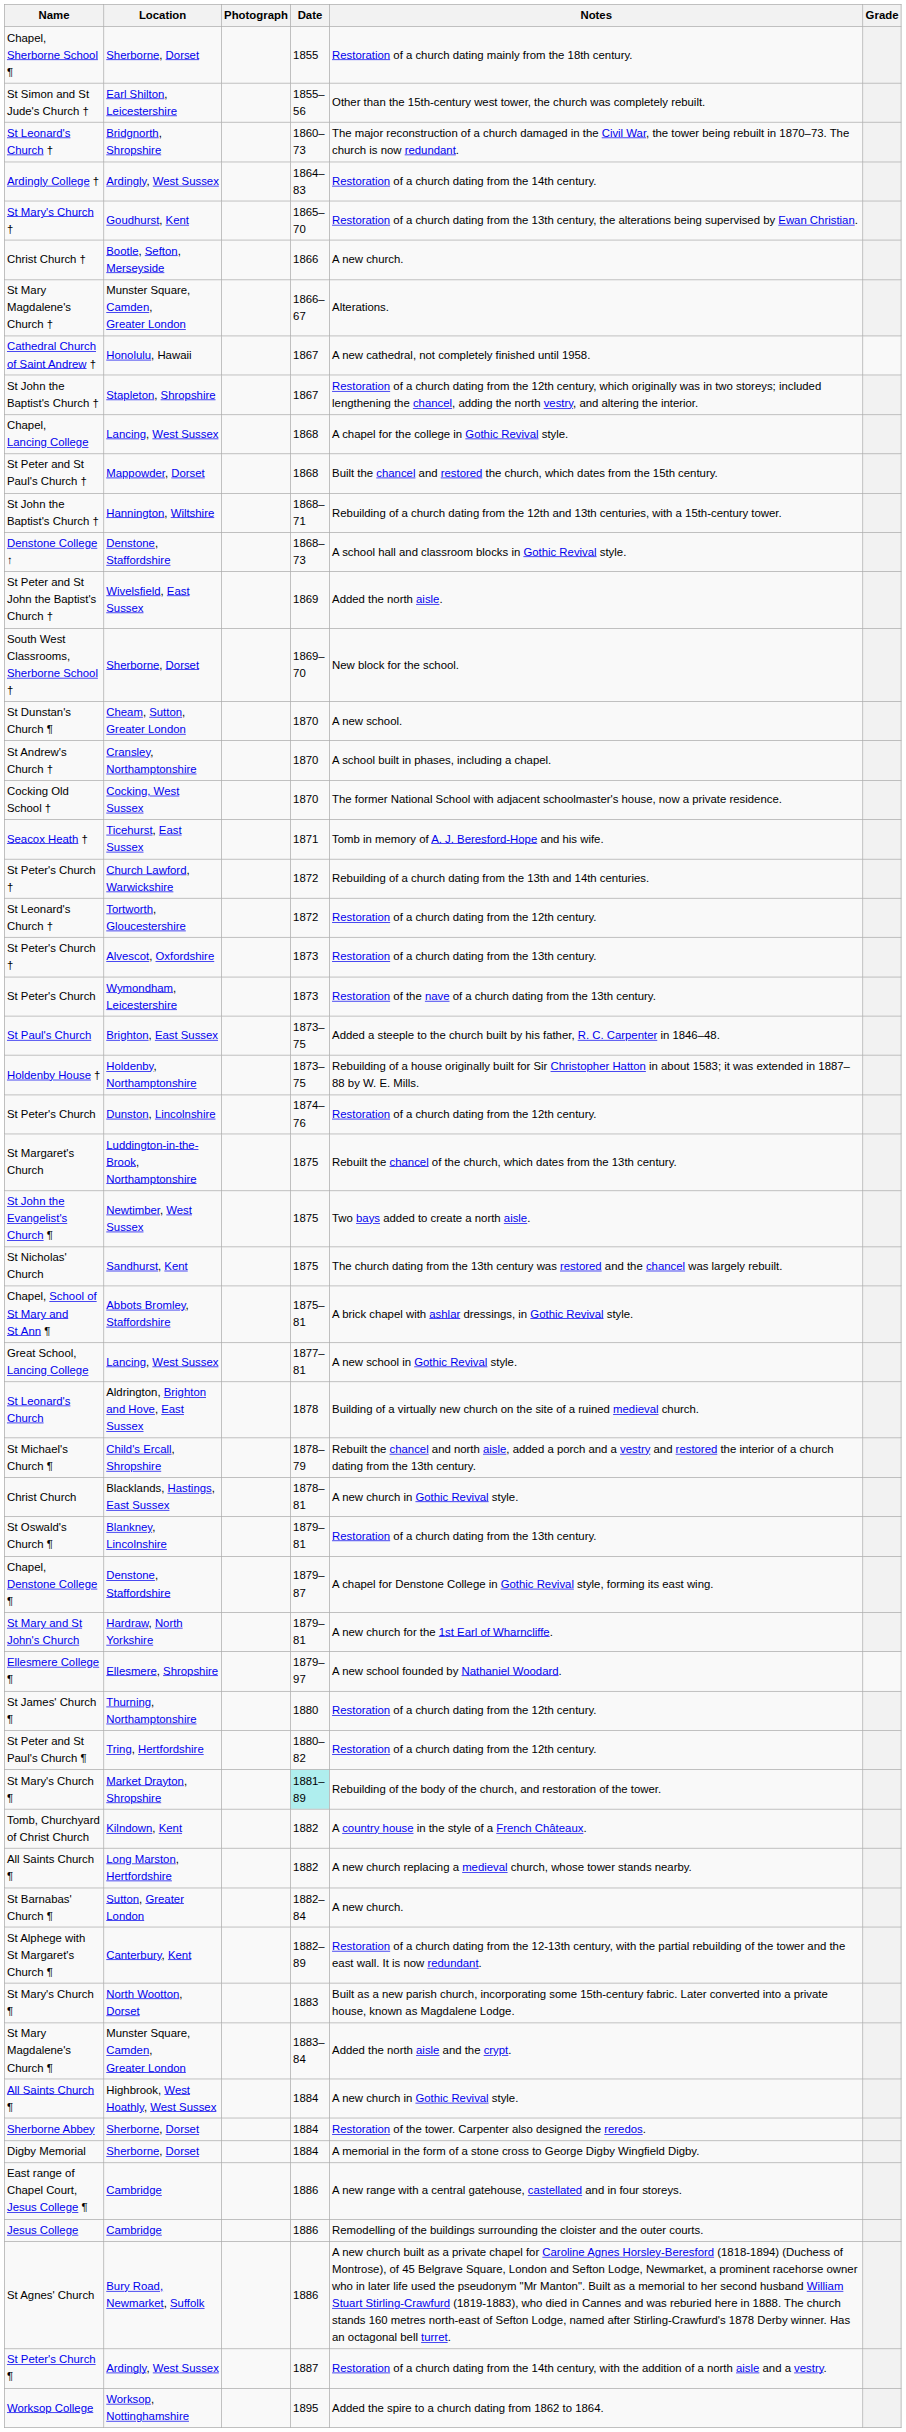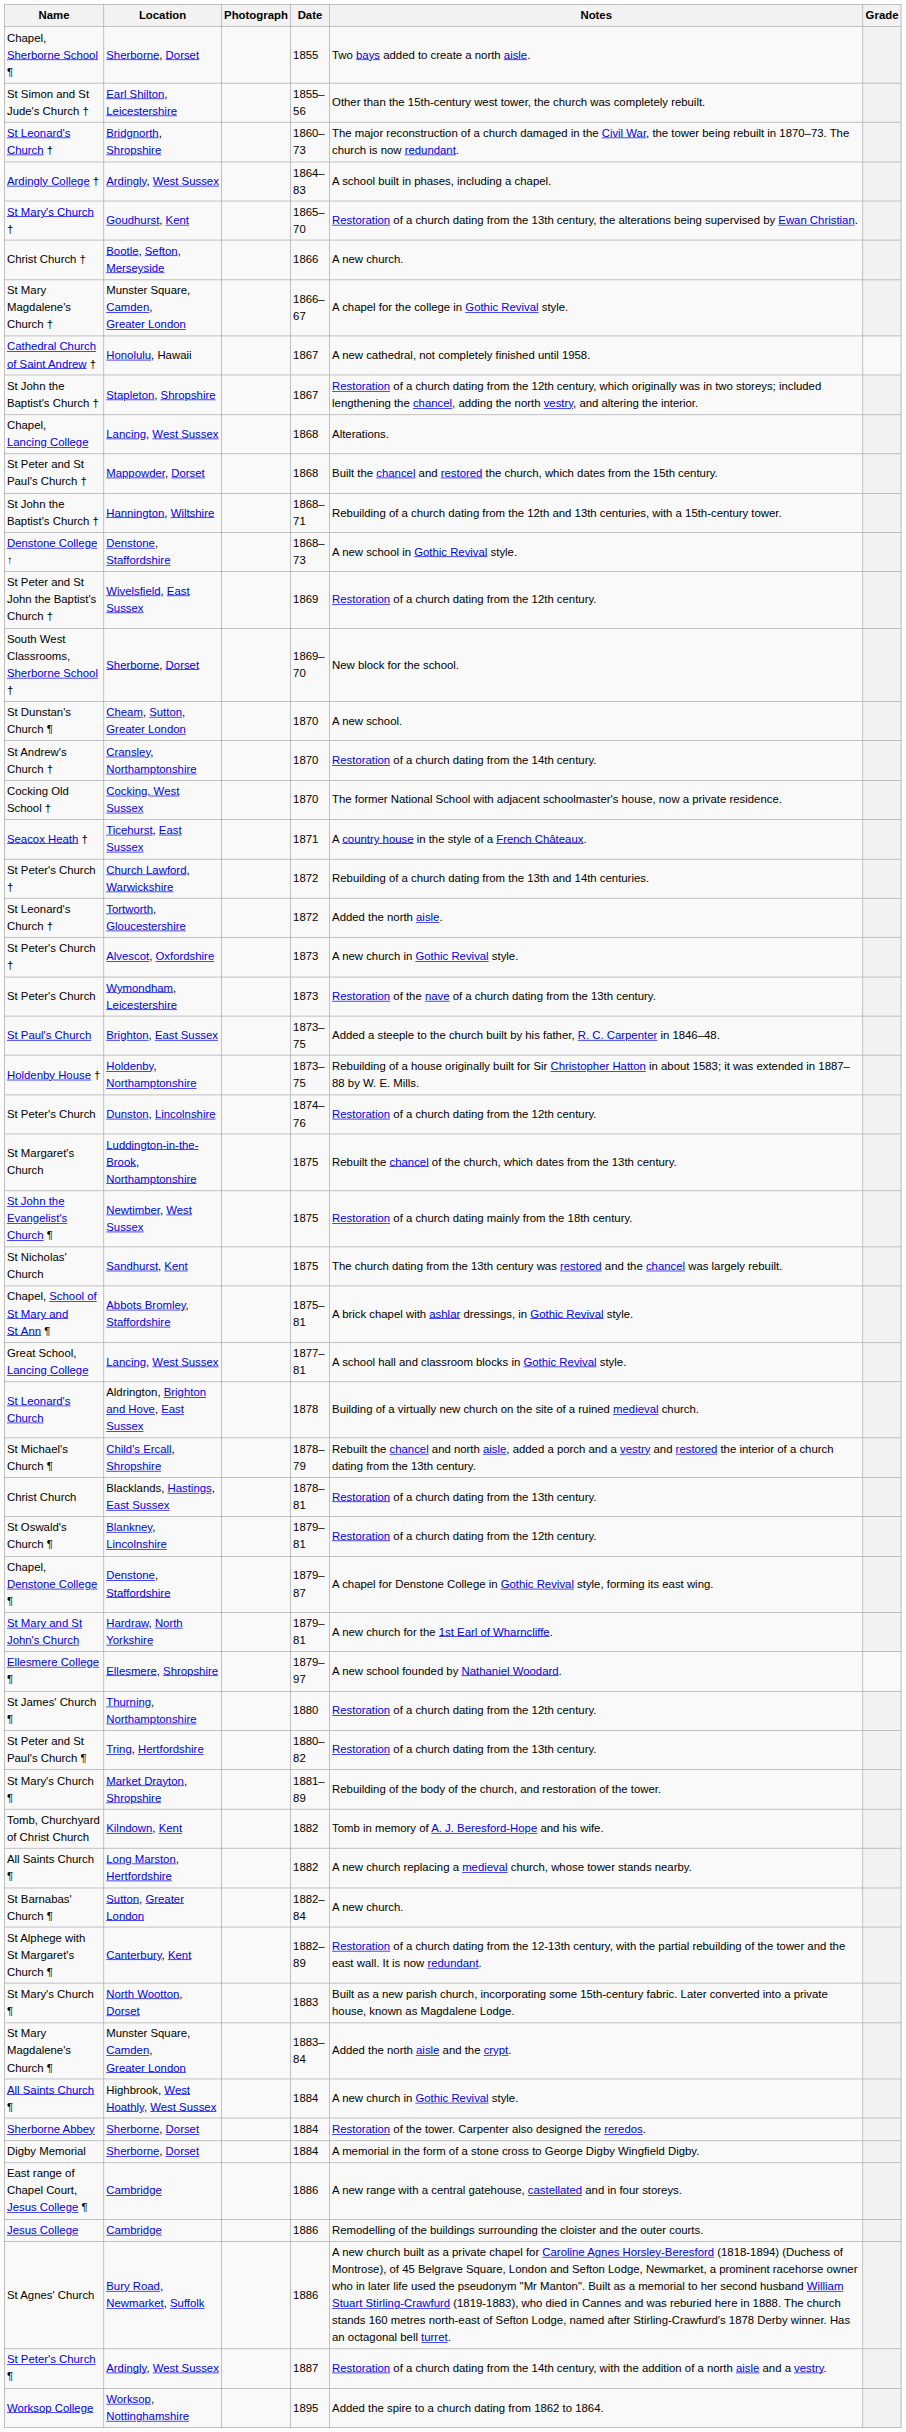(482, 54) Restoration of a church dating mainly from the 18th century. -> (431, 54) Two bays added to create a north aisle.
(464, 181) Restoration of a church dating from the 14th century. -> (442, 181) A school built in phases, including a chapel.
(360, 307) Alterations. -> (450, 307) A chapel for the college in Gothic Revival style.
(450, 434) A chapel for the college in Gothic Revival style. -> (360, 434) Alterations.
(479, 552) A school hall and classroom blocks in Gothic Revival style. -> (425, 552) A new school in Gothic Revival style.
(387, 600) Added the north aisle. -> (464, 600) Restoration of a church dating from the 12th century.
(442, 760) A school built in phases, including a chapel. -> (464, 760) Restoration of a church dating from the 14th century.
(468, 839) Tomb in memory of A. J. Beresford-Hope and his wife. -> (459, 839) A country house in the style of a French Châteaux.
(464, 917) Restoration of a church dating from the 12th century. -> (387, 917) Added the north aisle.
(464, 957) Restoration of a church dating from the 13th century. -> (425, 957) A new church in Gothic Revival style.
(431, 1218) Two bays added to create a north aisle. -> (482, 1218) Restoration of a church dating mainly from the 18th century.
(425, 1362) A new school in Gothic Revival style. -> (479, 1362) A school hall and classroom blocks in Gothic Revival style.
(425, 1497) A new church in Gothic Revival style. -> (464, 1497) Restoration of a church dating from the 13th century.
(464, 1536) Restoration of a church dating from the 13th century. -> (464, 1536) Restoration of a church dating from the 12th century.
(464, 1750) Restoration of a church dating from the 12th century. -> (464, 1750) Restoration of a church dating from the 13th century.
(309, 1789) paleturquoise background -> (309, 1789) no background
(459, 1828) A country house in the style of a French Châteaux. -> (468, 1828) Tomb in memory of A. J. Beresford-Hope and his wife.
